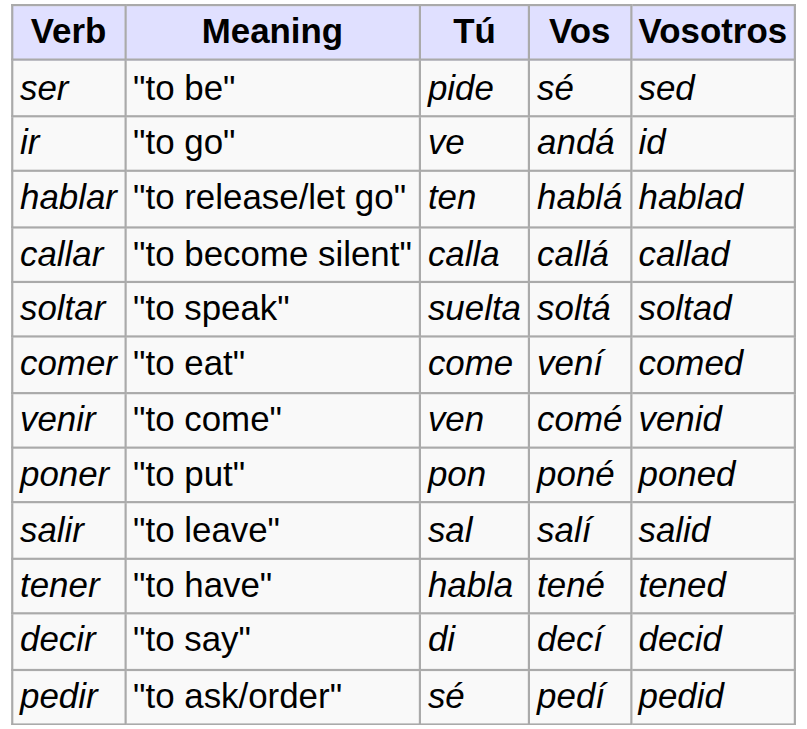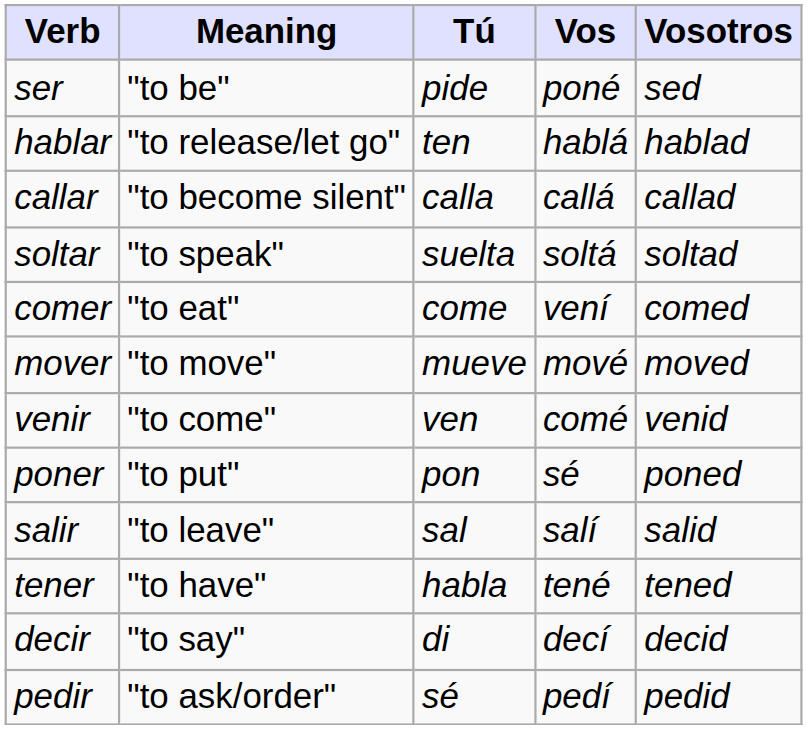(556, 87) sé -> (582, 87) poné
- row: (30, 142)
+ row: (63, 364)
(576, 474) poné -> (561, 474) sé
